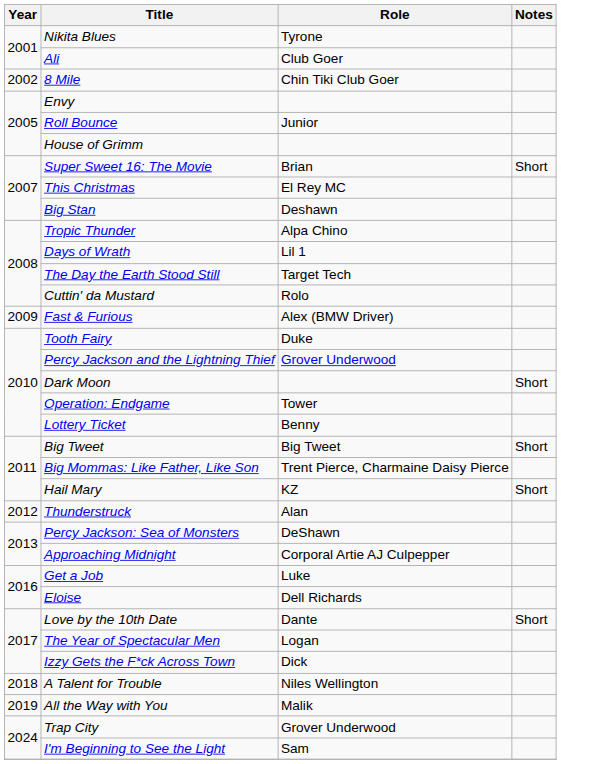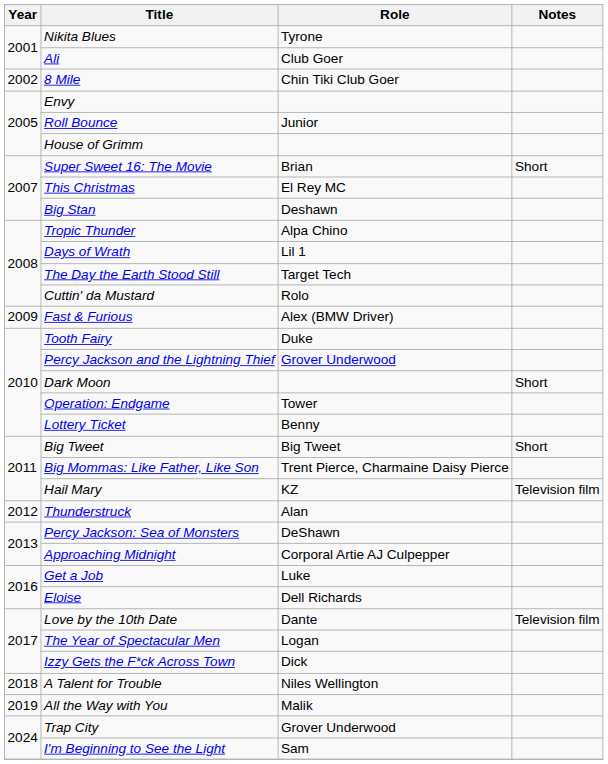(531, 489) Short -> (557, 489) Television film
(531, 619) Short -> (557, 619) Television film
